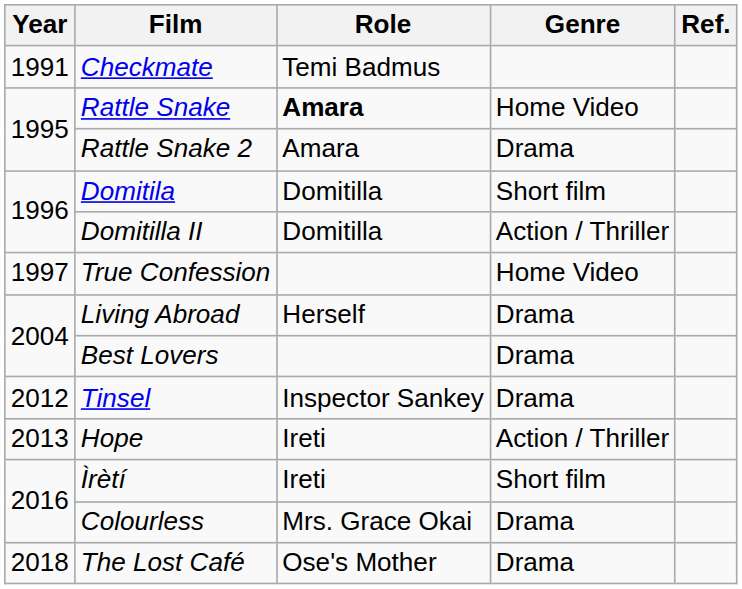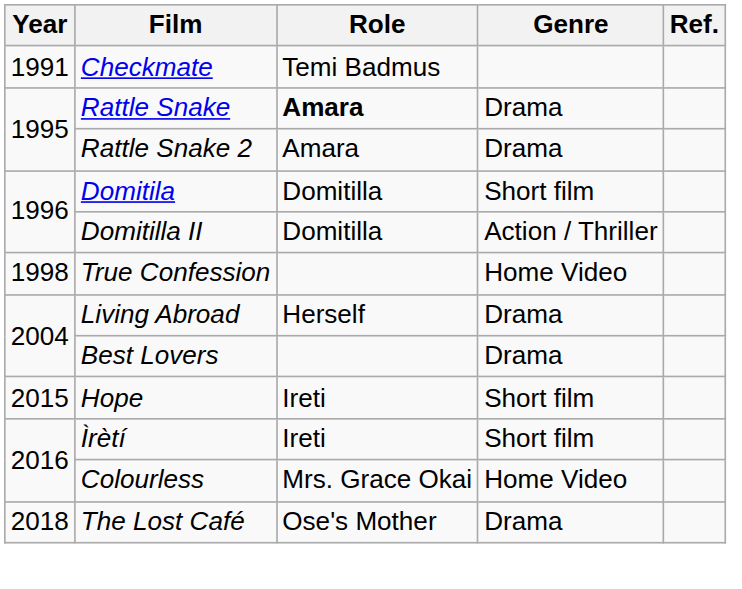(567, 107) Home Video -> (523, 107) Drama
(40, 273) 1997 -> (40, 273) 1998
- row: (116, 397)
(40, 438) 2013 -> (40, 397) 2015
(583, 438) Action / Thriller -> (539, 397) Short film
(535, 521) Drama -> (556, 480) Home Video
